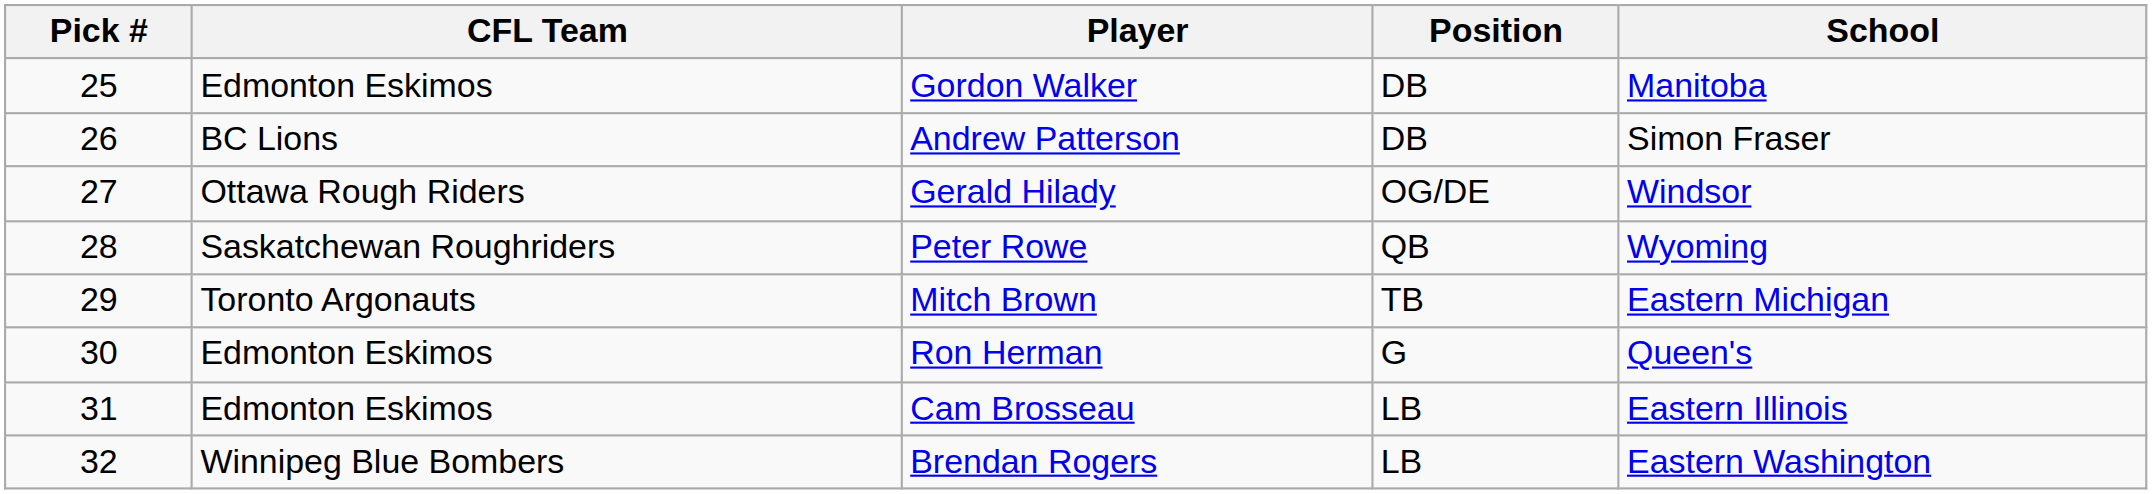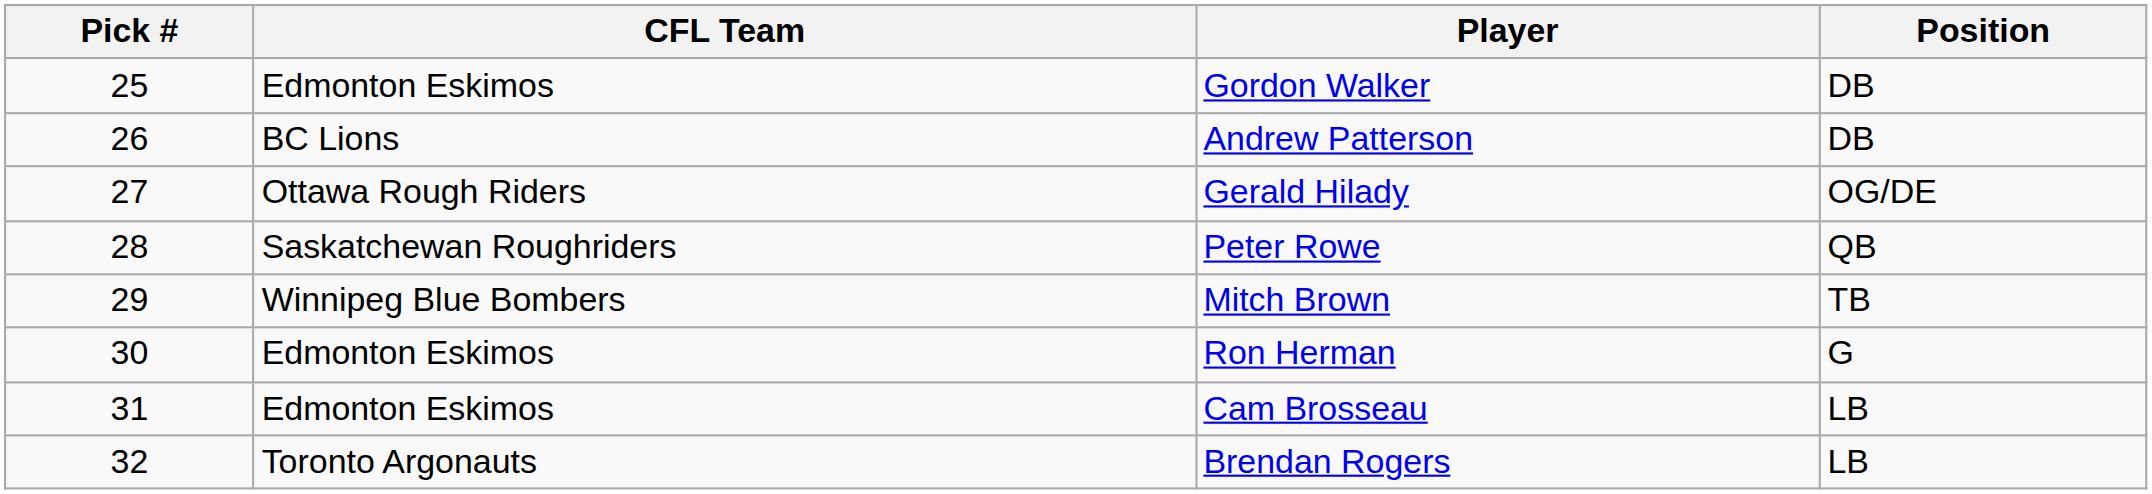- column: (1883, 31)
(338, 300) Toronto Argonauts -> (444, 300) Winnipeg Blue Bombers
(382, 461) Winnipeg Blue Bombers -> (399, 461) Toronto Argonauts
